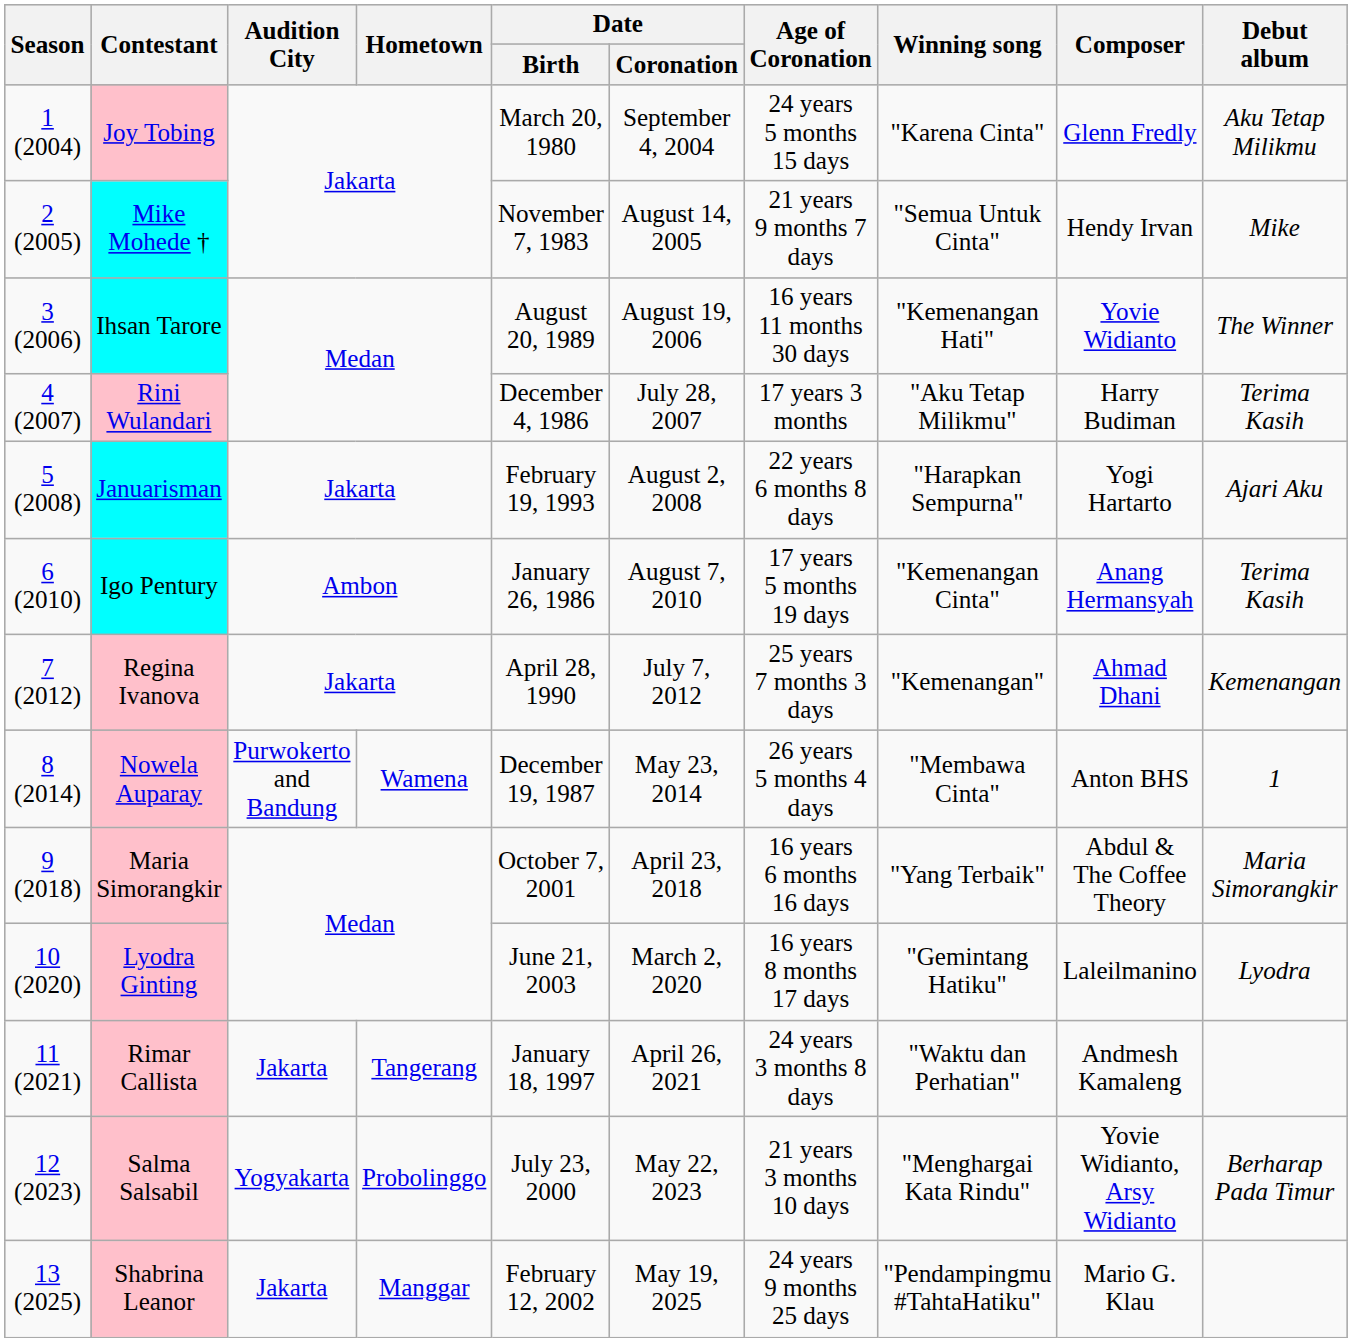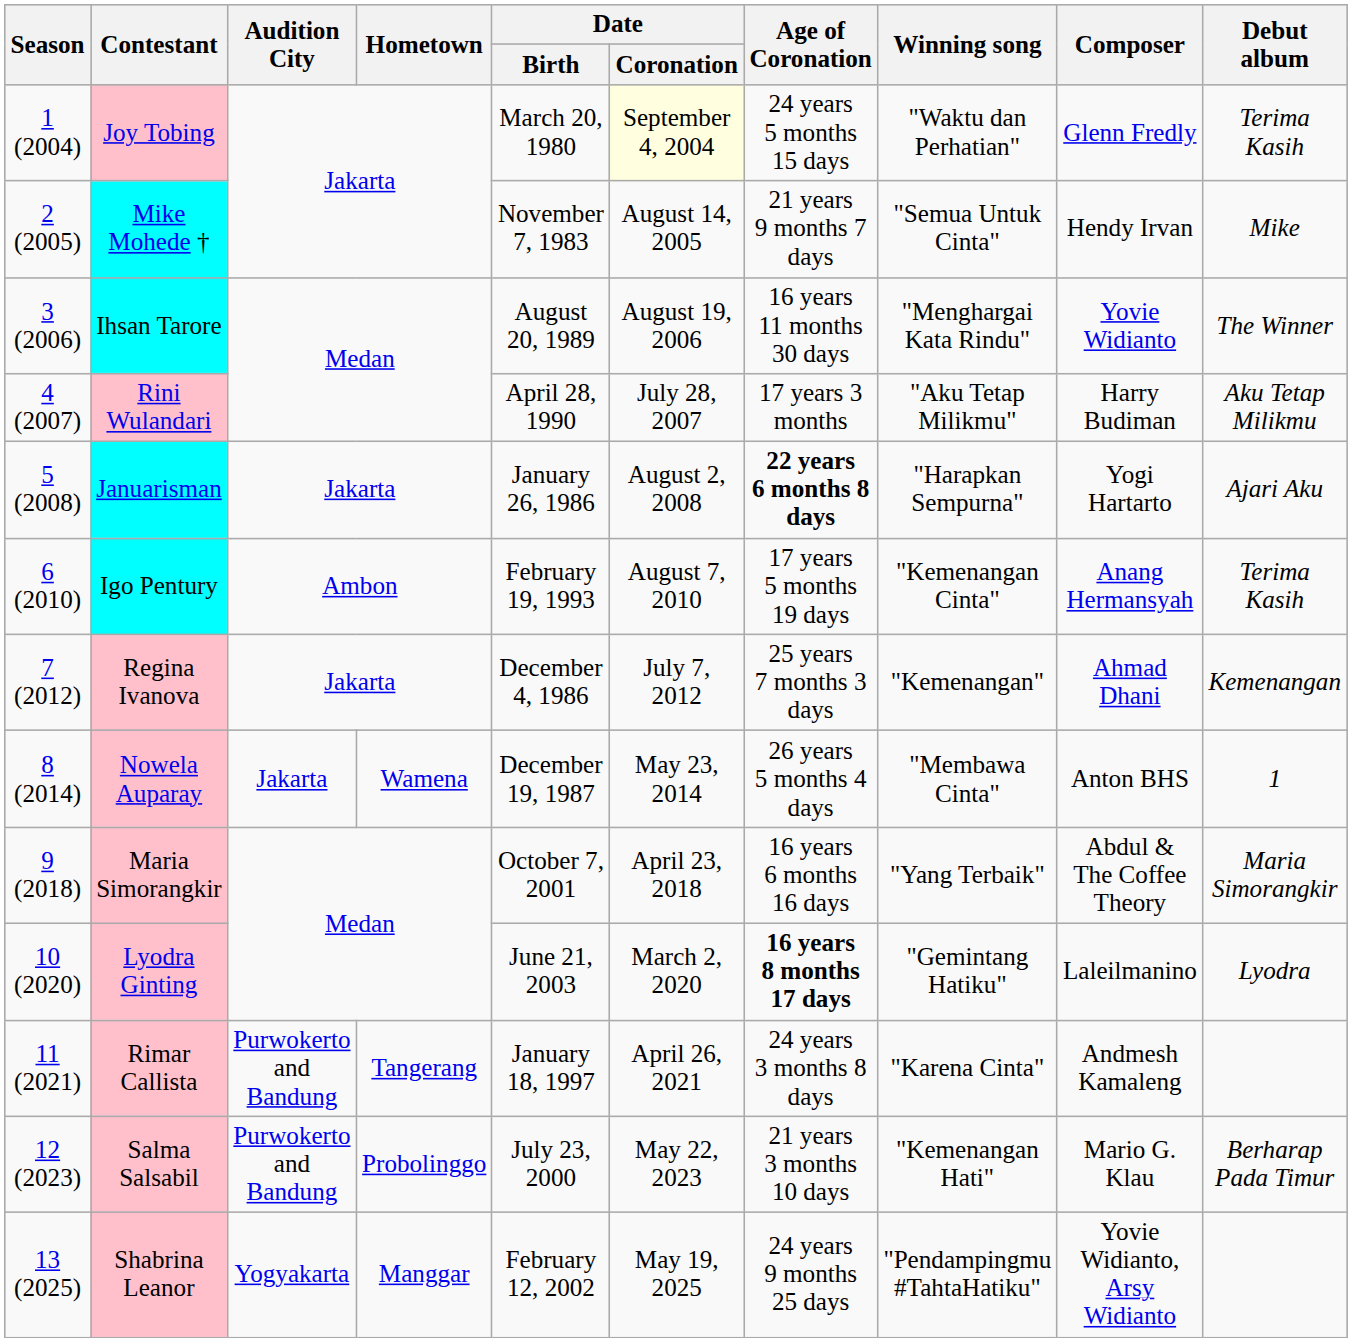(677, 132) no background -> (677, 132) lightyellow background
(967, 132) "Karena Cinta" -> (967, 132) "Waktu dan Perhatian"
(1275, 132) Aku Tetap Milikmu -> (1275, 132) Terima Kasih
(967, 325) "Kemenangan Hati" -> (967, 325) "Menghargai Kata Rindu"
(551, 407) December 4, 1986 -> (551, 407) April 28, 1990
(1275, 407) Terima Kasih -> (1275, 407) Aku Tetap Milikmu
(551, 489) February 19, 1993 -> (551, 489) January 26, 1986
(811, 489) normal -> (811, 489) bold
(551, 585) January 26, 1986 -> (551, 585) February 19, 1993
(551, 682) April 28, 1990 -> (551, 682) December 4, 1986
(292, 778) Purwokerto and Bandung -> (292, 778) Jakarta
(811, 971) normal -> (811, 971) bold
(292, 1067) Jakarta -> (292, 1067) Purwokerto and Bandung
(967, 1067) "Waktu dan Perhatian" -> (967, 1067) "Karena Cinta"
(292, 1178) Yogyakarta -> (292, 1164) Purwokerto and Bandung
(967, 1178) "Menghargai Kata Rindu" -> (967, 1164) "Kemenangan Hati"
(1130, 1178) Yovie Widianto, Arsy Widianto -> (1130, 1164) Mario G. Klau
(292, 1288) Jakarta -> (292, 1274) Yogyakarta
(1130, 1288) Mario G. Klau -> (1130, 1274) Yovie Widianto, Arsy Widianto
